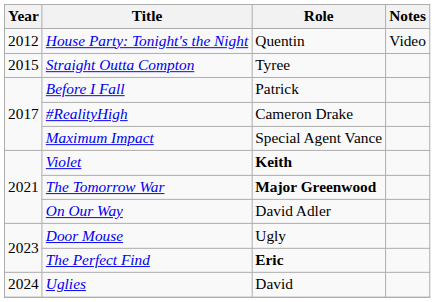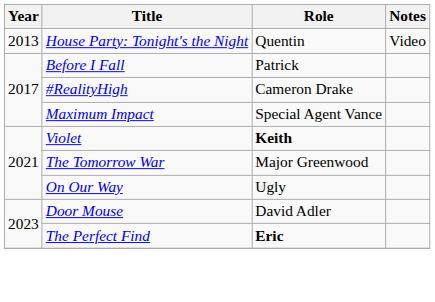(23, 41) 2012 -> (23, 41) 2013
- row: (120, 65)
(316, 187) bold -> (312, 162) normal
(293, 211) David Adler -> (271, 187) Ugly
(271, 235) Ugly -> (293, 211) David Adler
- row: (66, 284)
